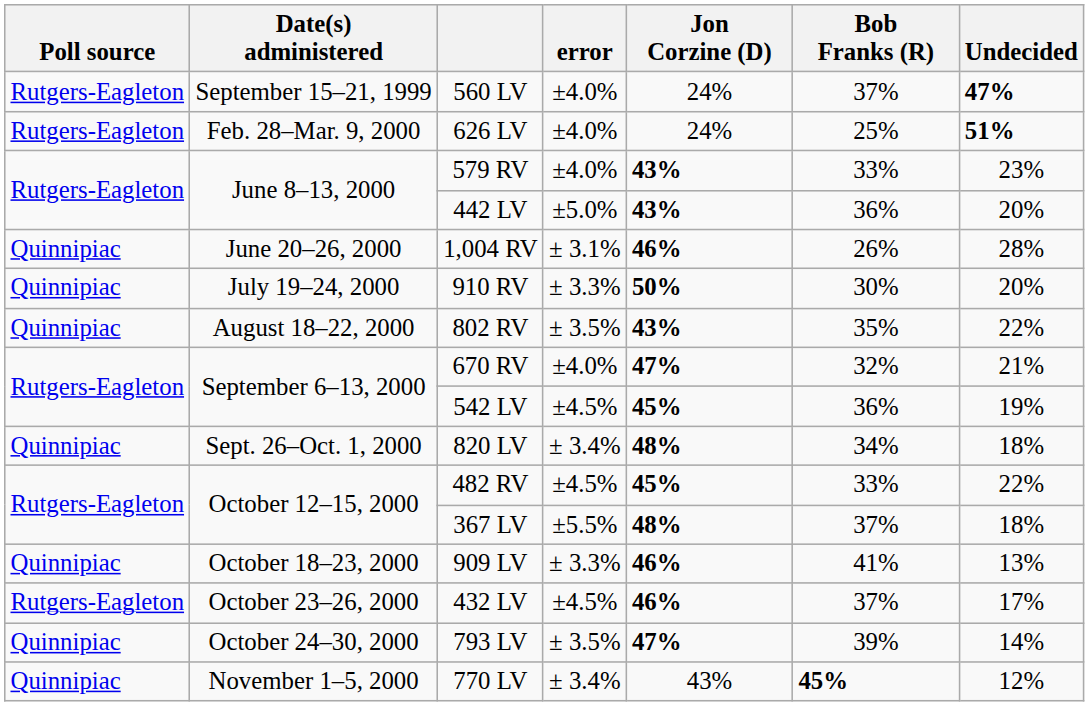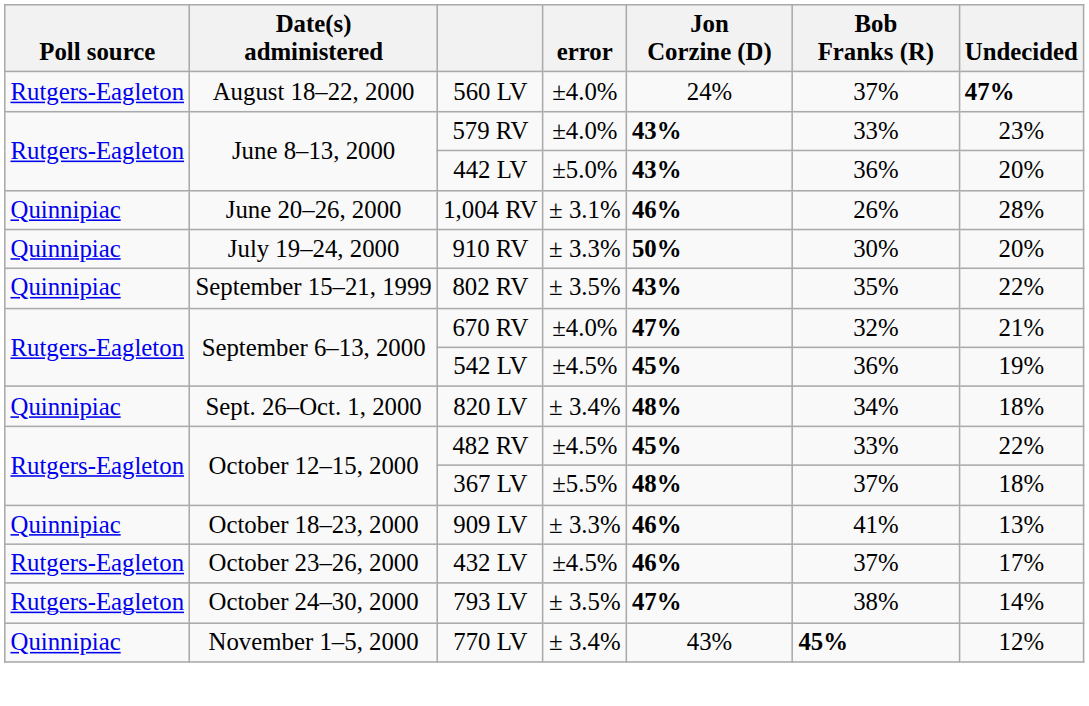(314, 91) September 15–21, 1999 -> (314, 91) August 18–22, 2000
- row: (490, 130)
(314, 327) August 18–22, 2000 -> (314, 288) September 15–21, 1999
(66, 642) Quinnipiac -> (97, 602) Rutgers-Eagleton
(876, 642) 39% -> (876, 602) 38%
